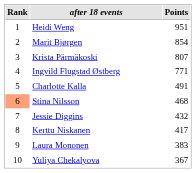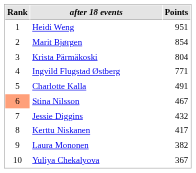(182, 57) 807 -> (182, 57) 804
(182, 101) 468 -> (182, 101) 467
(182, 145) 383 -> (182, 145) 382
